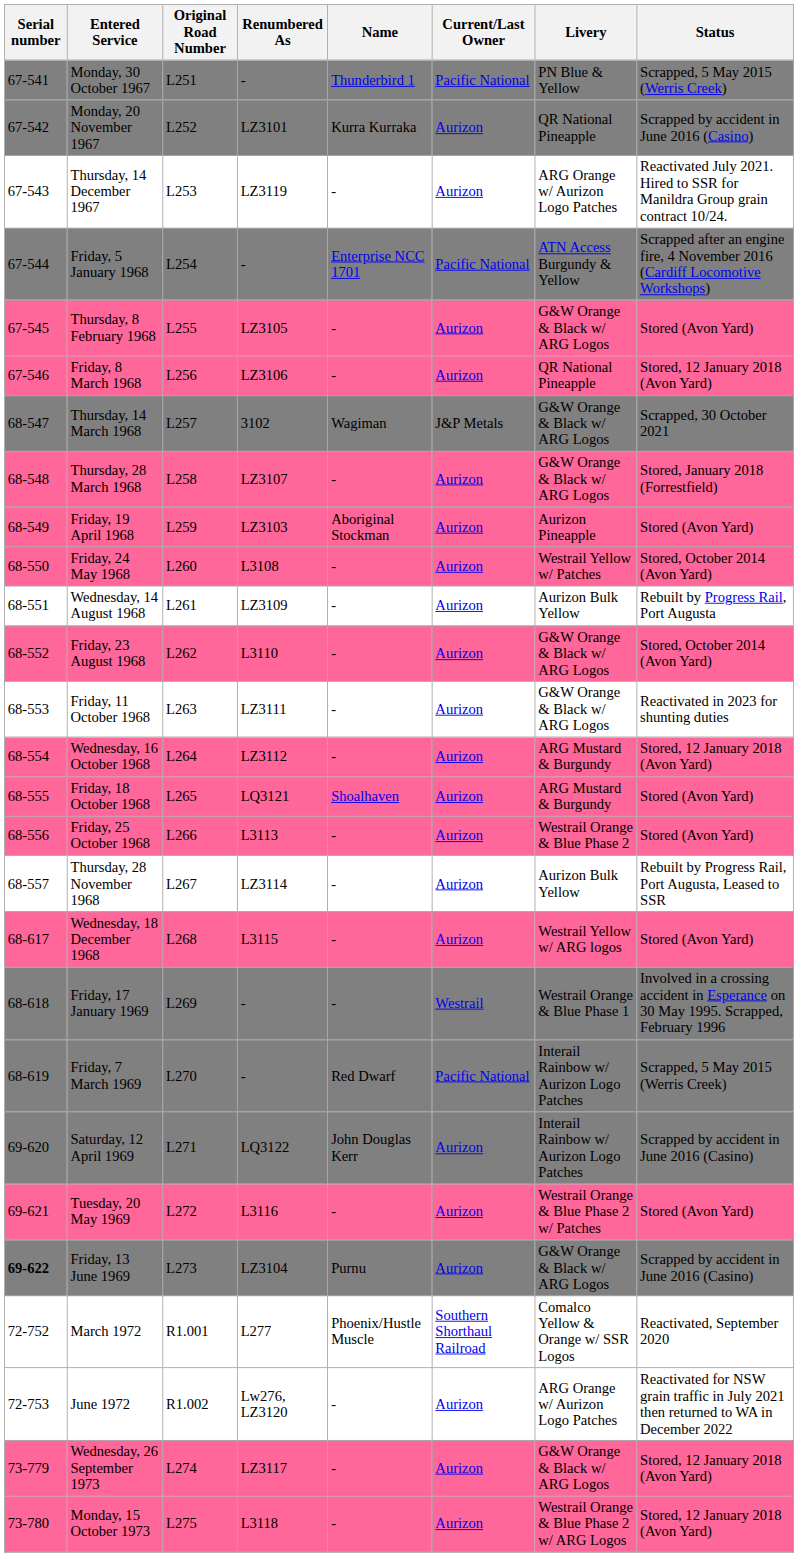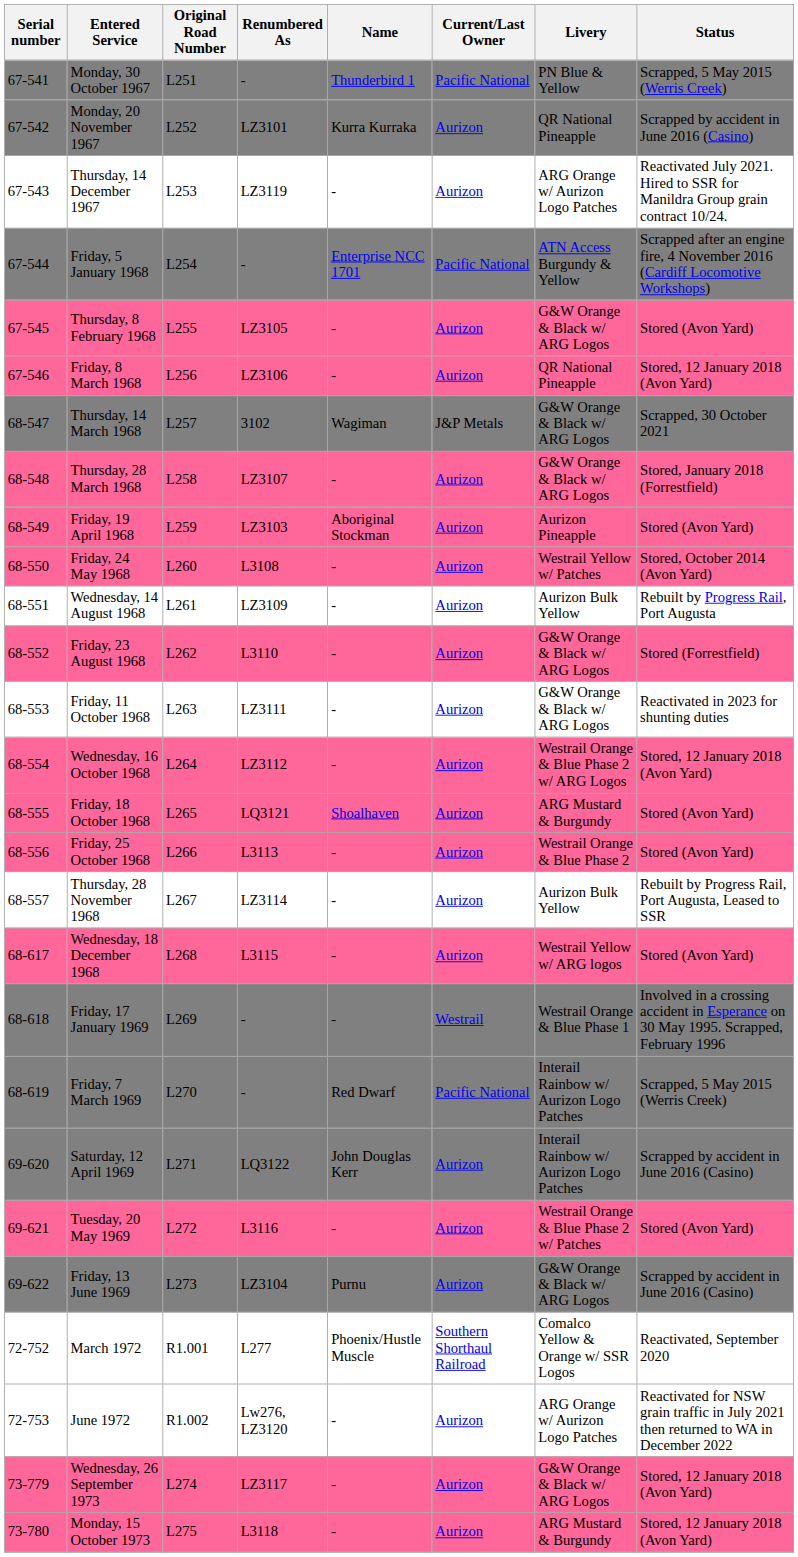(703, 653) Stored, October 2014 (Avon Yard) -> (700, 653) Stored (Forrestfield)
(580, 757) ARG Mustard & Burgundy -> (586, 765) Westrail Orange & Blue Phase 2 w/ ARG Logos
(28, 1267) bold -> (28, 1284) normal
(586, 1524) Westrail Orange & Blue Phase 2 w/ ARG Logos -> (580, 1532) ARG Mustard & Burgundy
